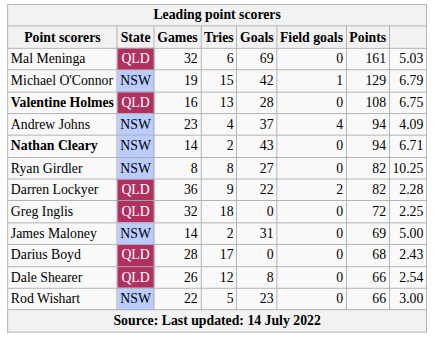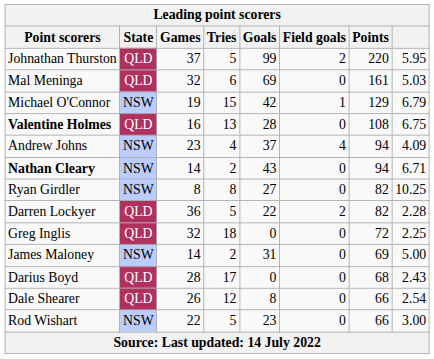+ row: (62, 59)
(230, 189) 9 -> (233, 211) 5
